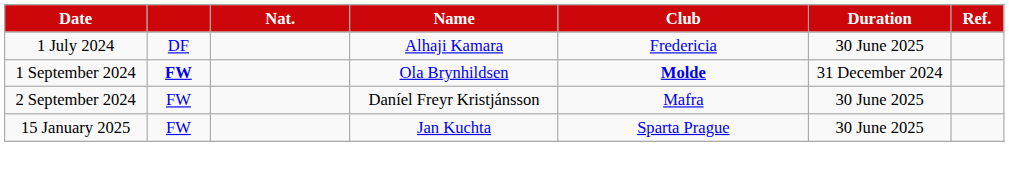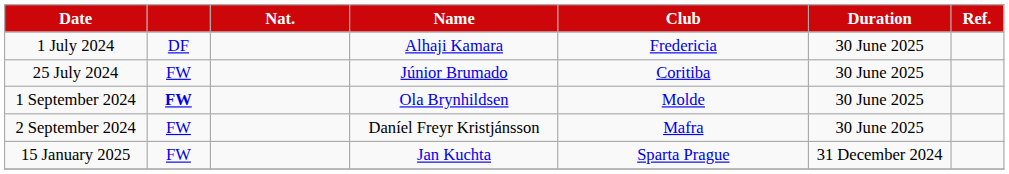+ row: (76, 73)
(683, 73) bold -> (683, 100) normal
(880, 73) 31 December 2024 -> (880, 100) 30 June 2025
(880, 127) 30 June 2025 -> (880, 155) 31 December 2024
